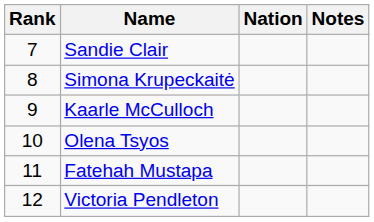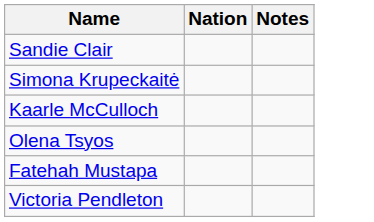- column: (32, 19)
